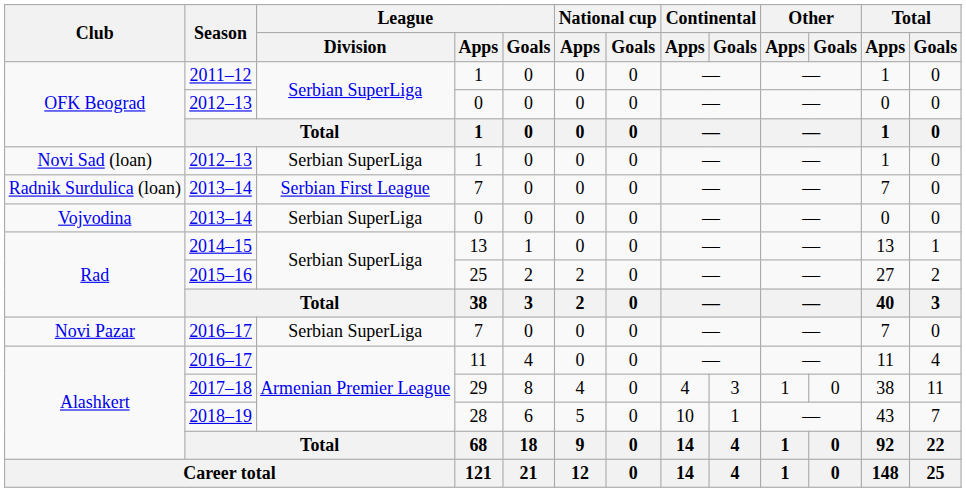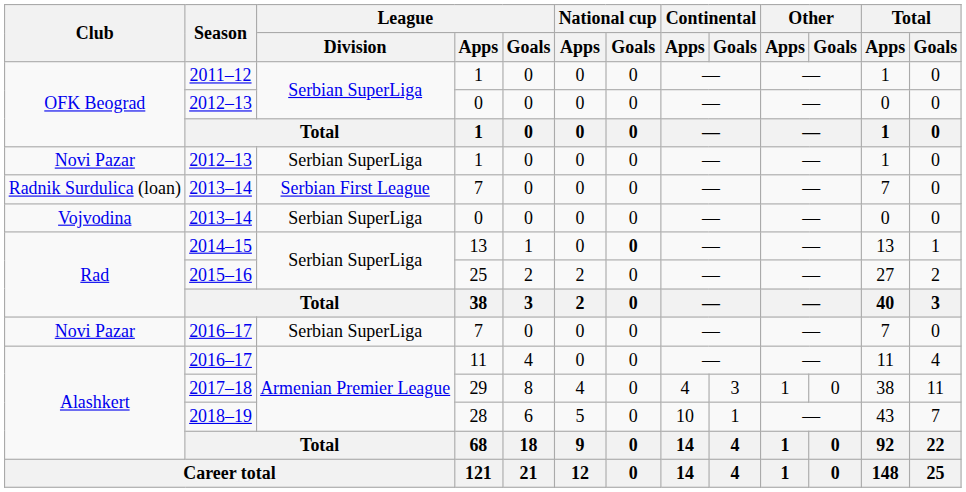(95, 160) Novi Sad (loan) -> (95, 160) Novi Pazar
(633, 246) normal -> (633, 246) bold
